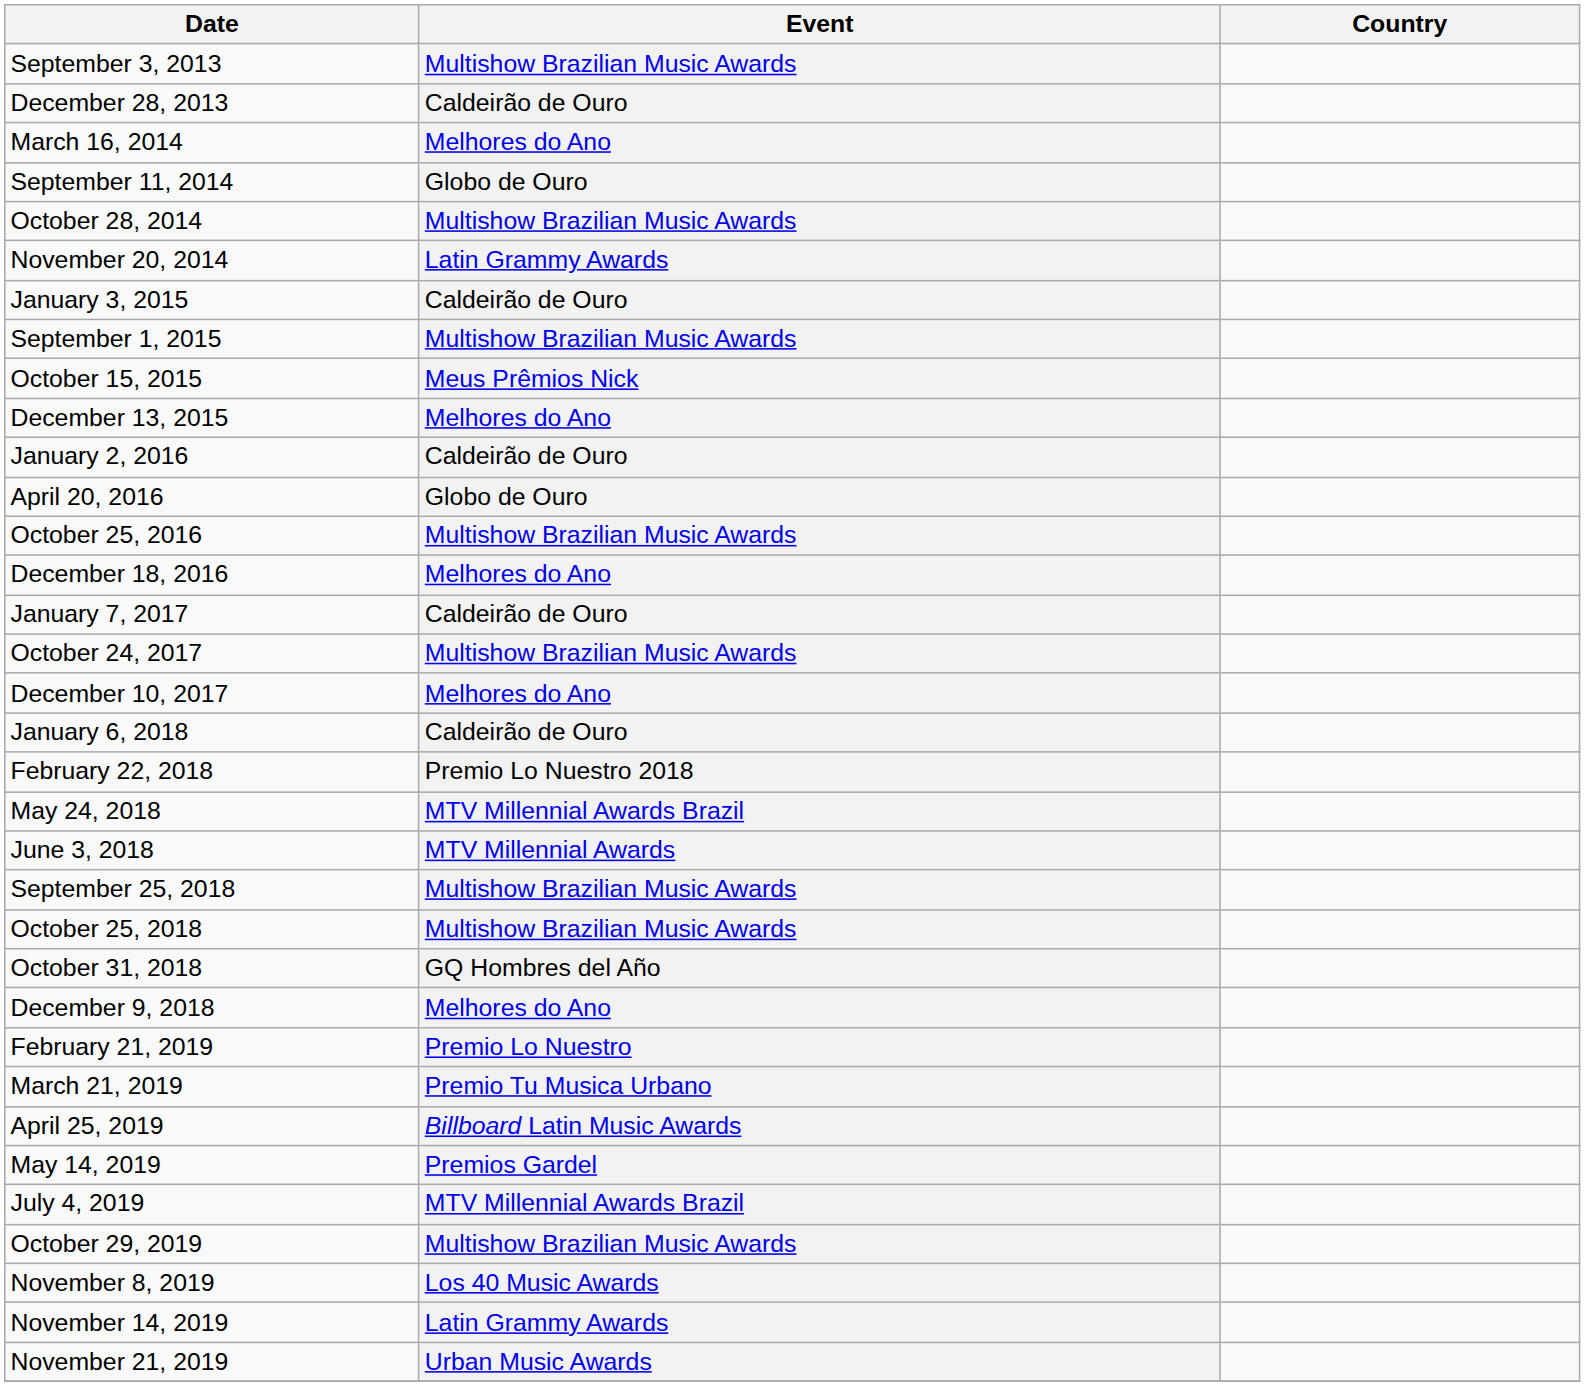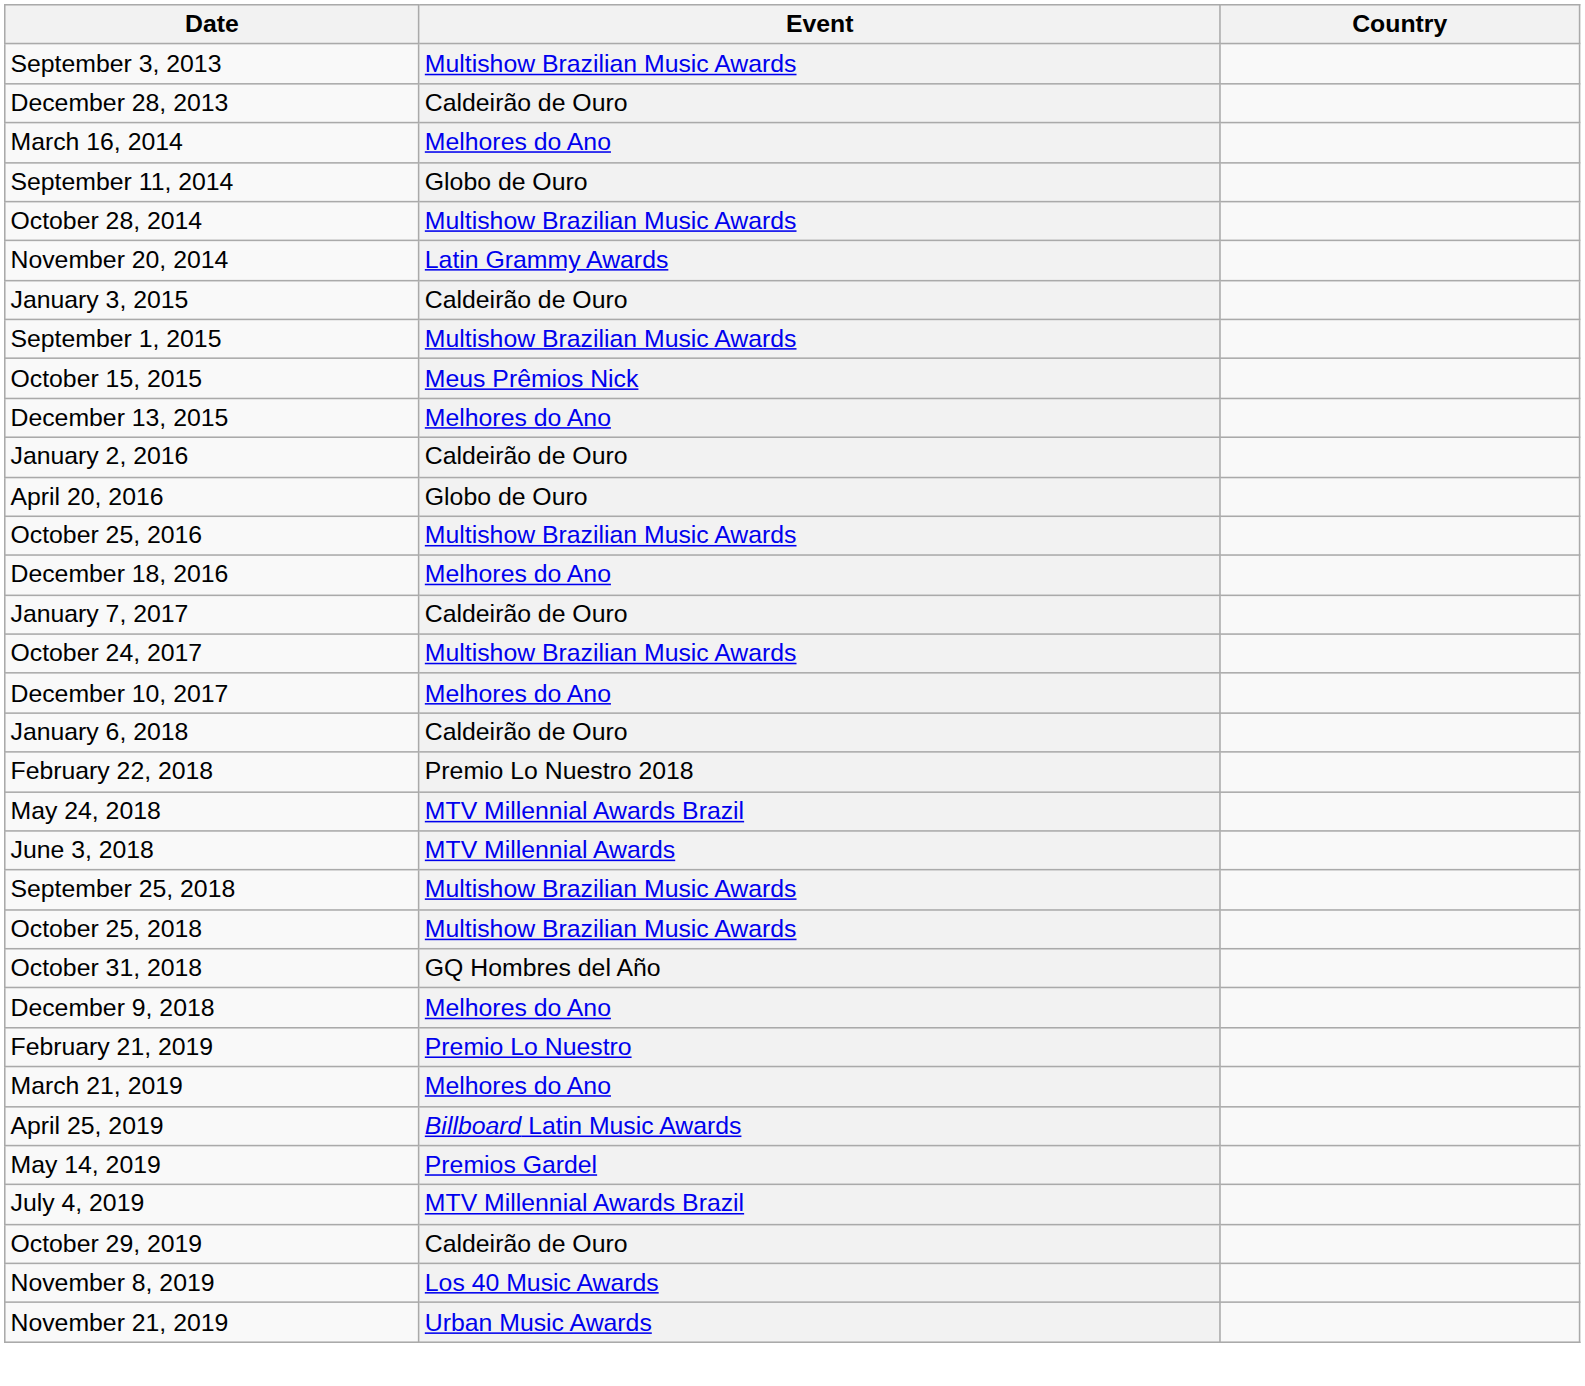(568, 1086) Premio Tu Musica Urbano -> (518, 1086) Melhores do Ano
(611, 1243) Multishow Brazilian Music Awards -> (526, 1243) Caldeirão de Ouro
- row: (119, 1322)
